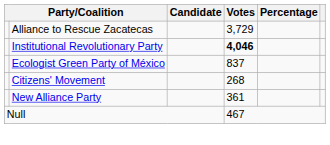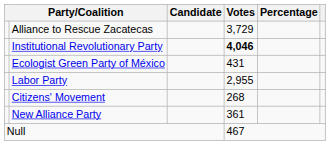(236, 64) 837 -> (236, 64) 431
+ row: (39, 81)
